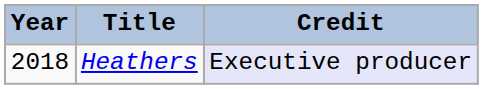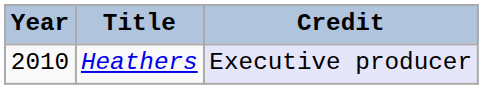(40, 64) 2018 -> (40, 64) 2010
